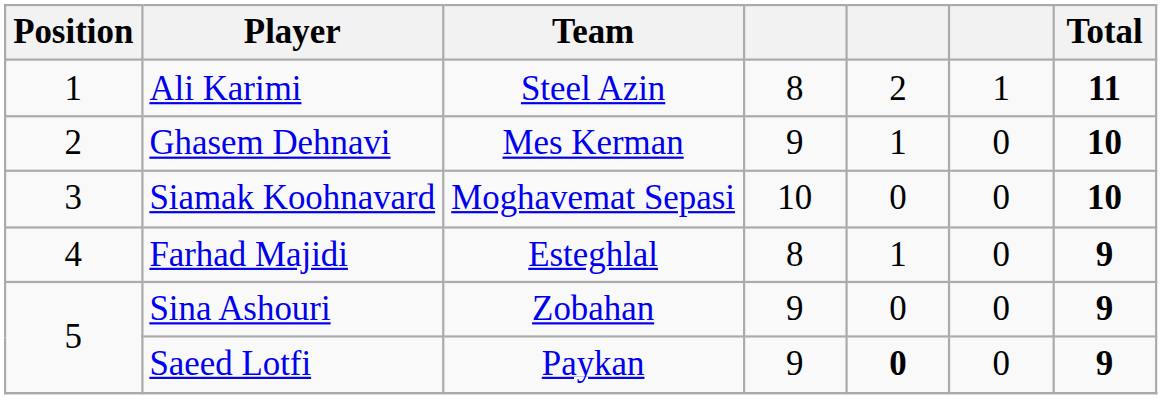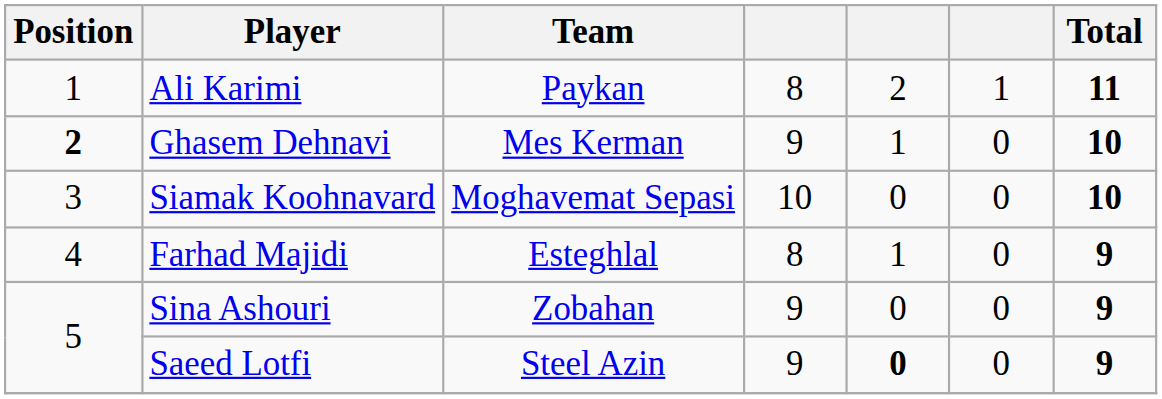(593, 87) Steel Azin -> (593, 87) Paykan
(73, 142) normal -> (73, 142) bold
(593, 364) Paykan -> (593, 364) Steel Azin
